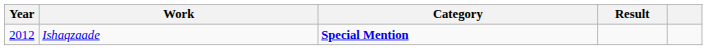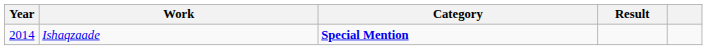(22, 34) 2012 -> (22, 34) 2014
